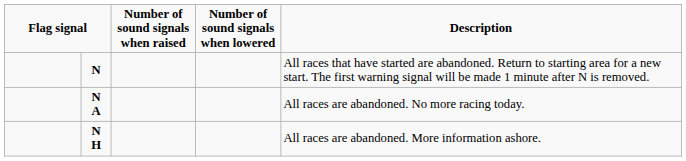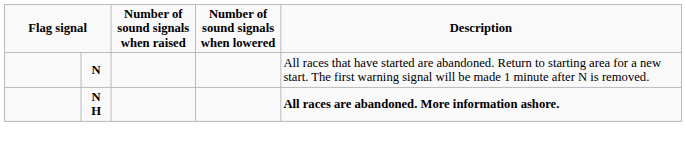- row: (96, 104)
(412, 138) normal -> (421, 104) bold
